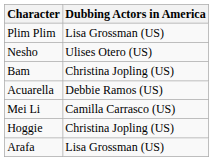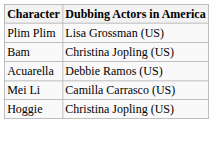- row: (22, 52)
- row: (21, 147)
